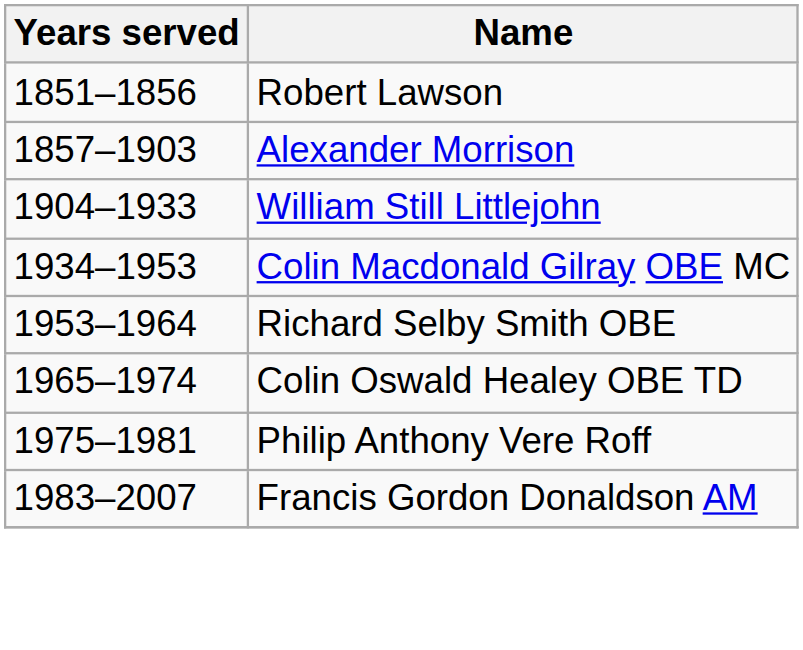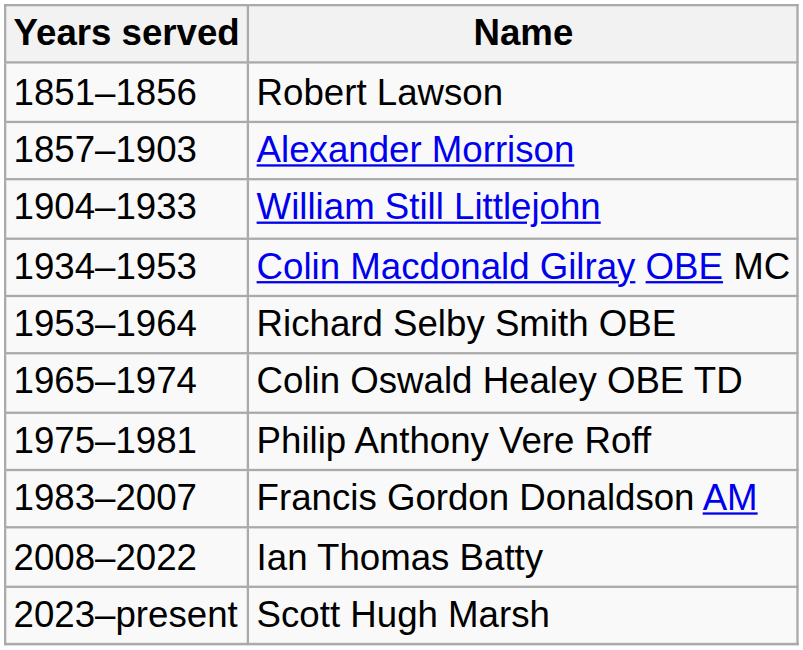+ row: (400, 556)
+ row: (403, 614)
